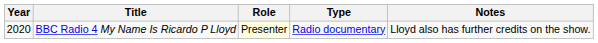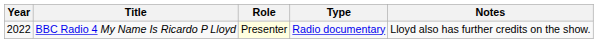(19, 30) 2020 -> (19, 30) 2022
